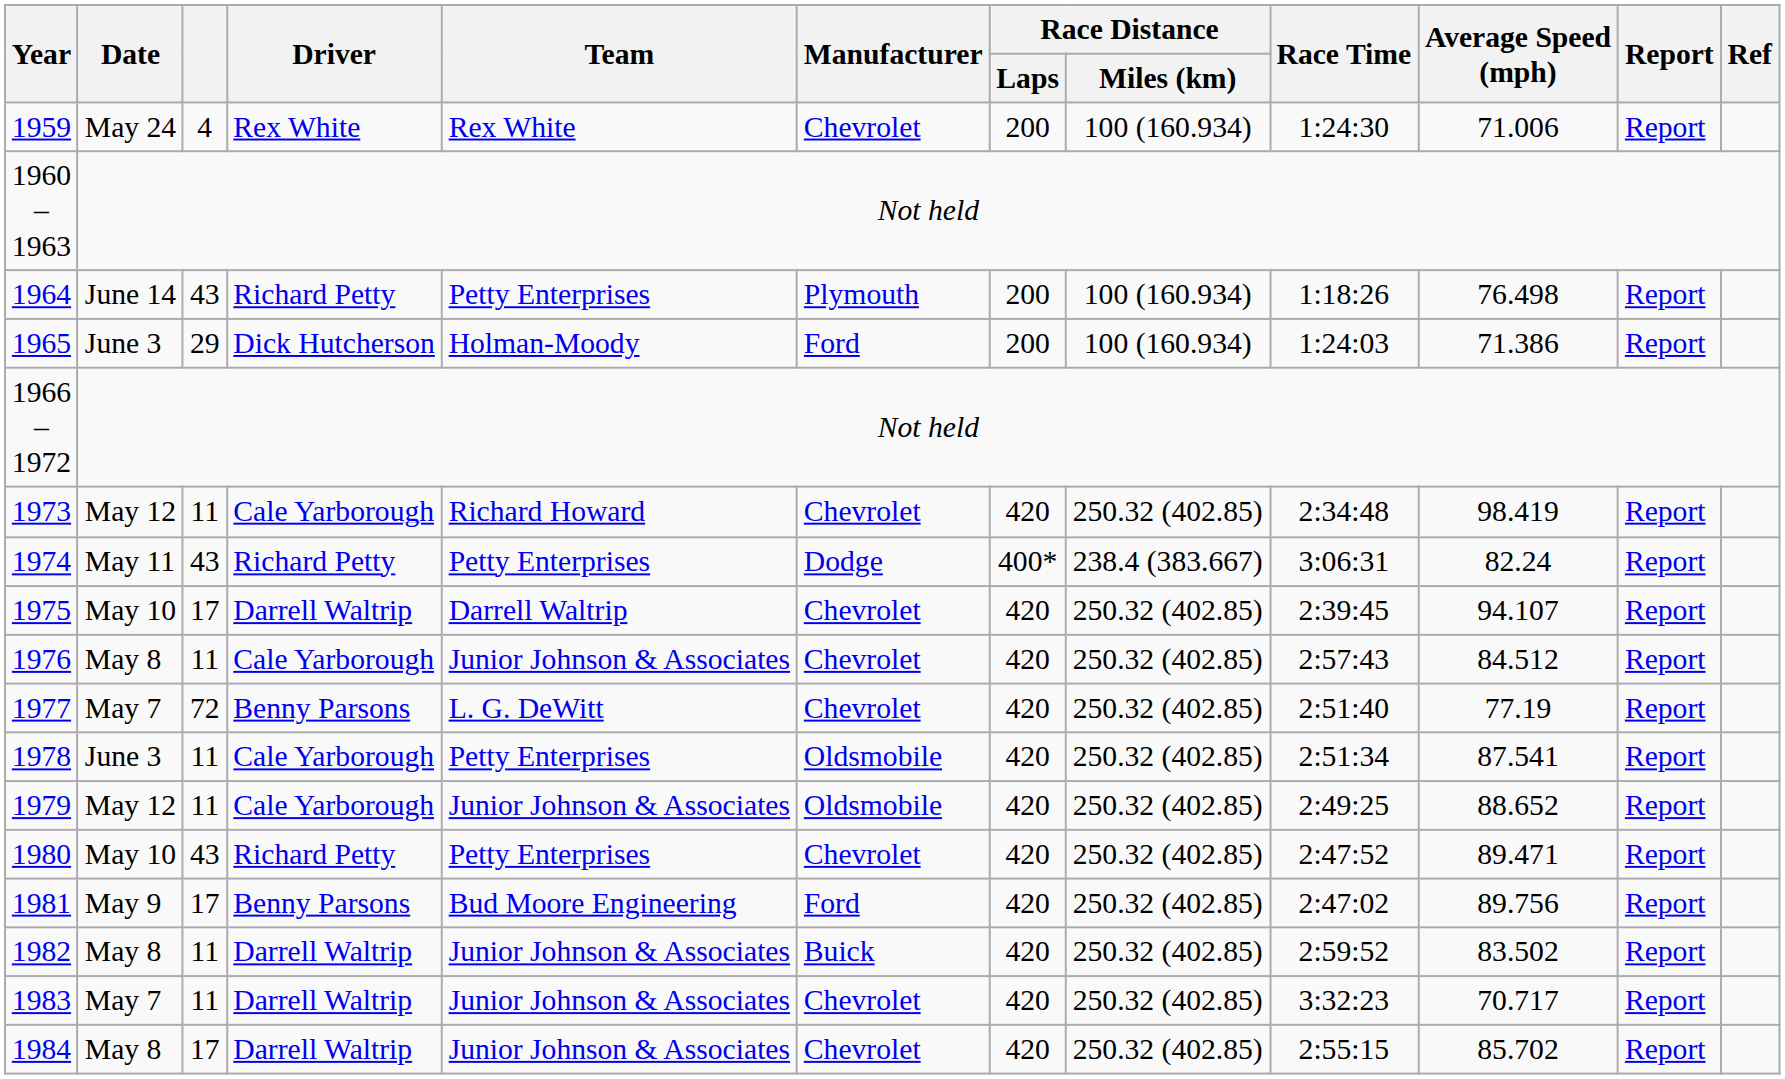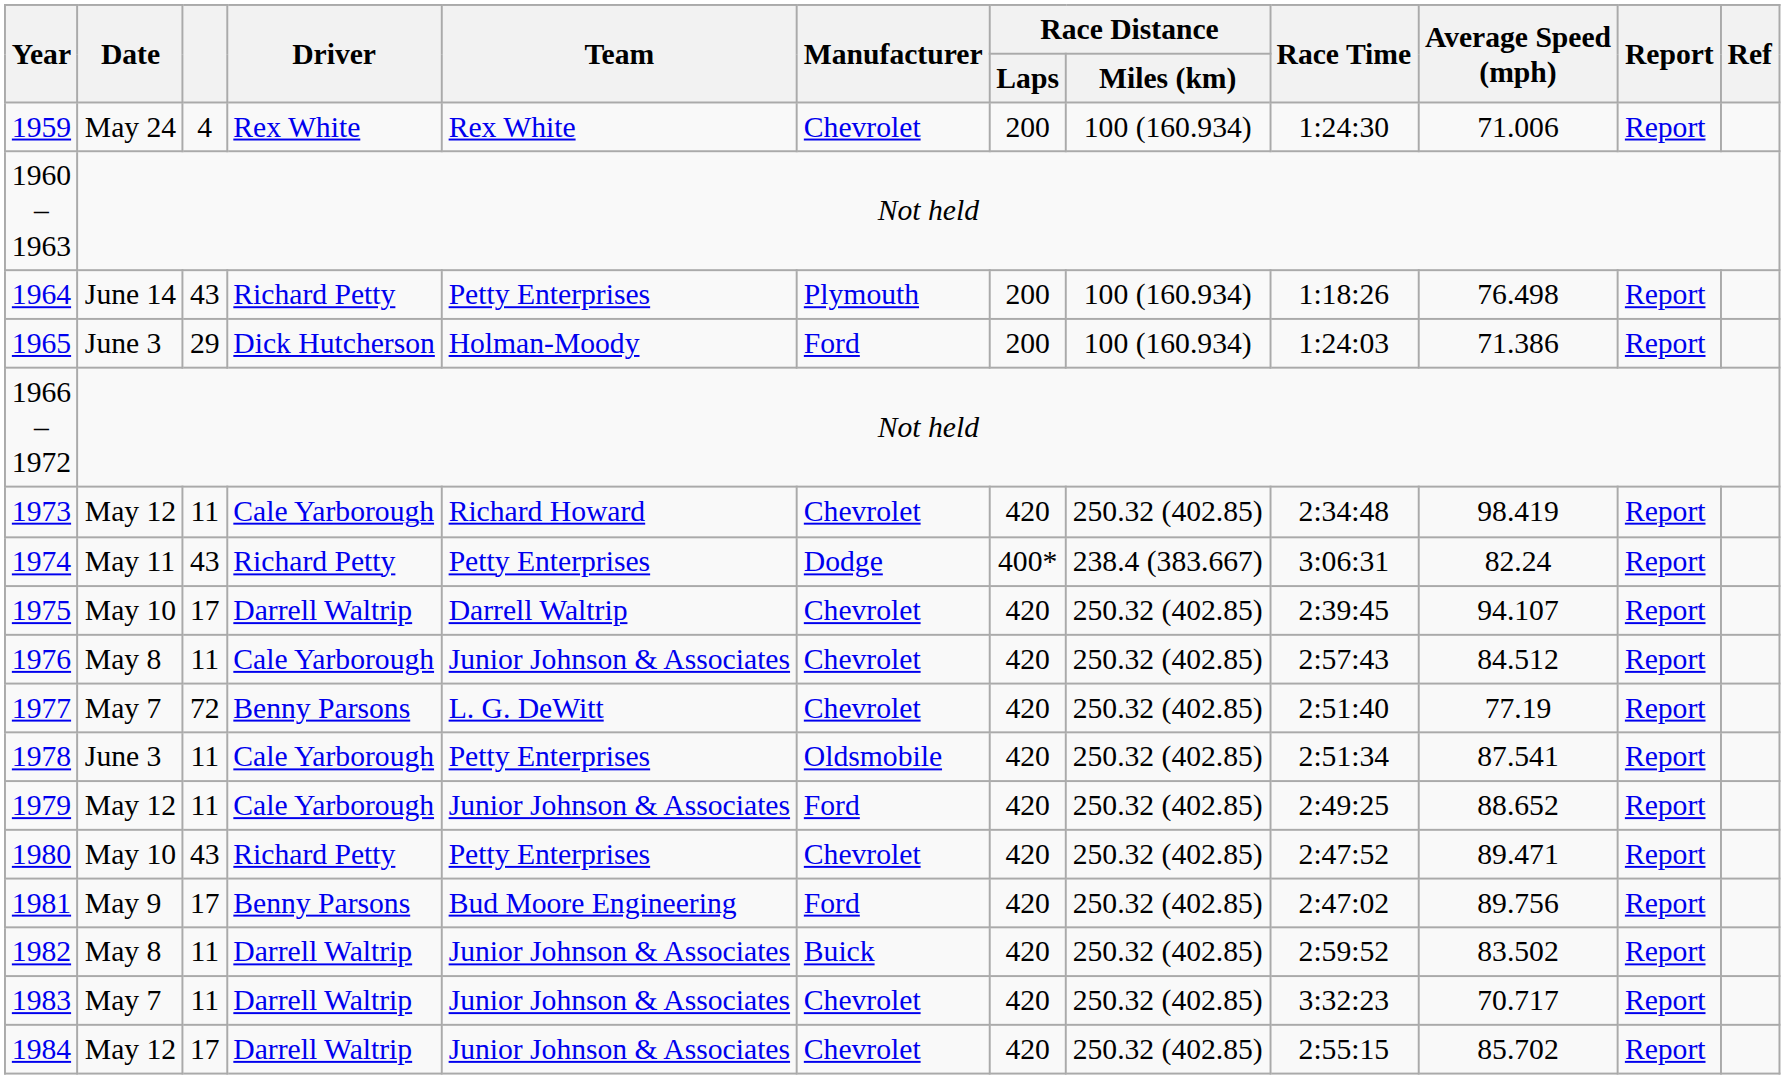(873, 804) Oldsmobile -> (832, 804) Ford
(123, 1049) May 8 -> (131, 1049) May 12
